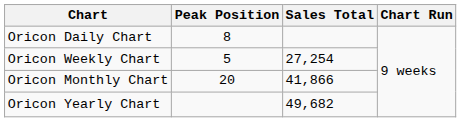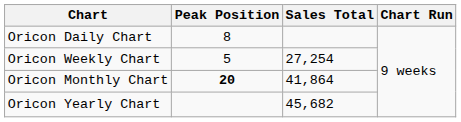(227, 81) normal -> (227, 81) bold
(310, 81) 41,866 -> (310, 81) 41,864
(316, 105) 49,682 -> (316, 105) 45,682
